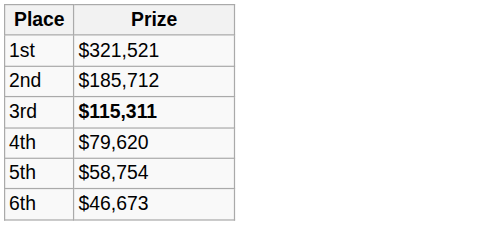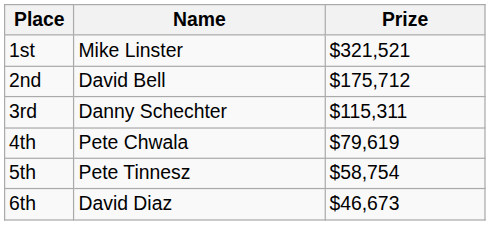+ column: (199, 19)
(119, 81) $185,712 -> (370, 81) $175,712
(118, 111) bold -> (368, 111) normal
(113, 142) $79,620 -> (364, 142) $79,619
